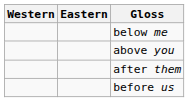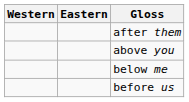rows swapped: (140, 32) <-> (147, 69)
